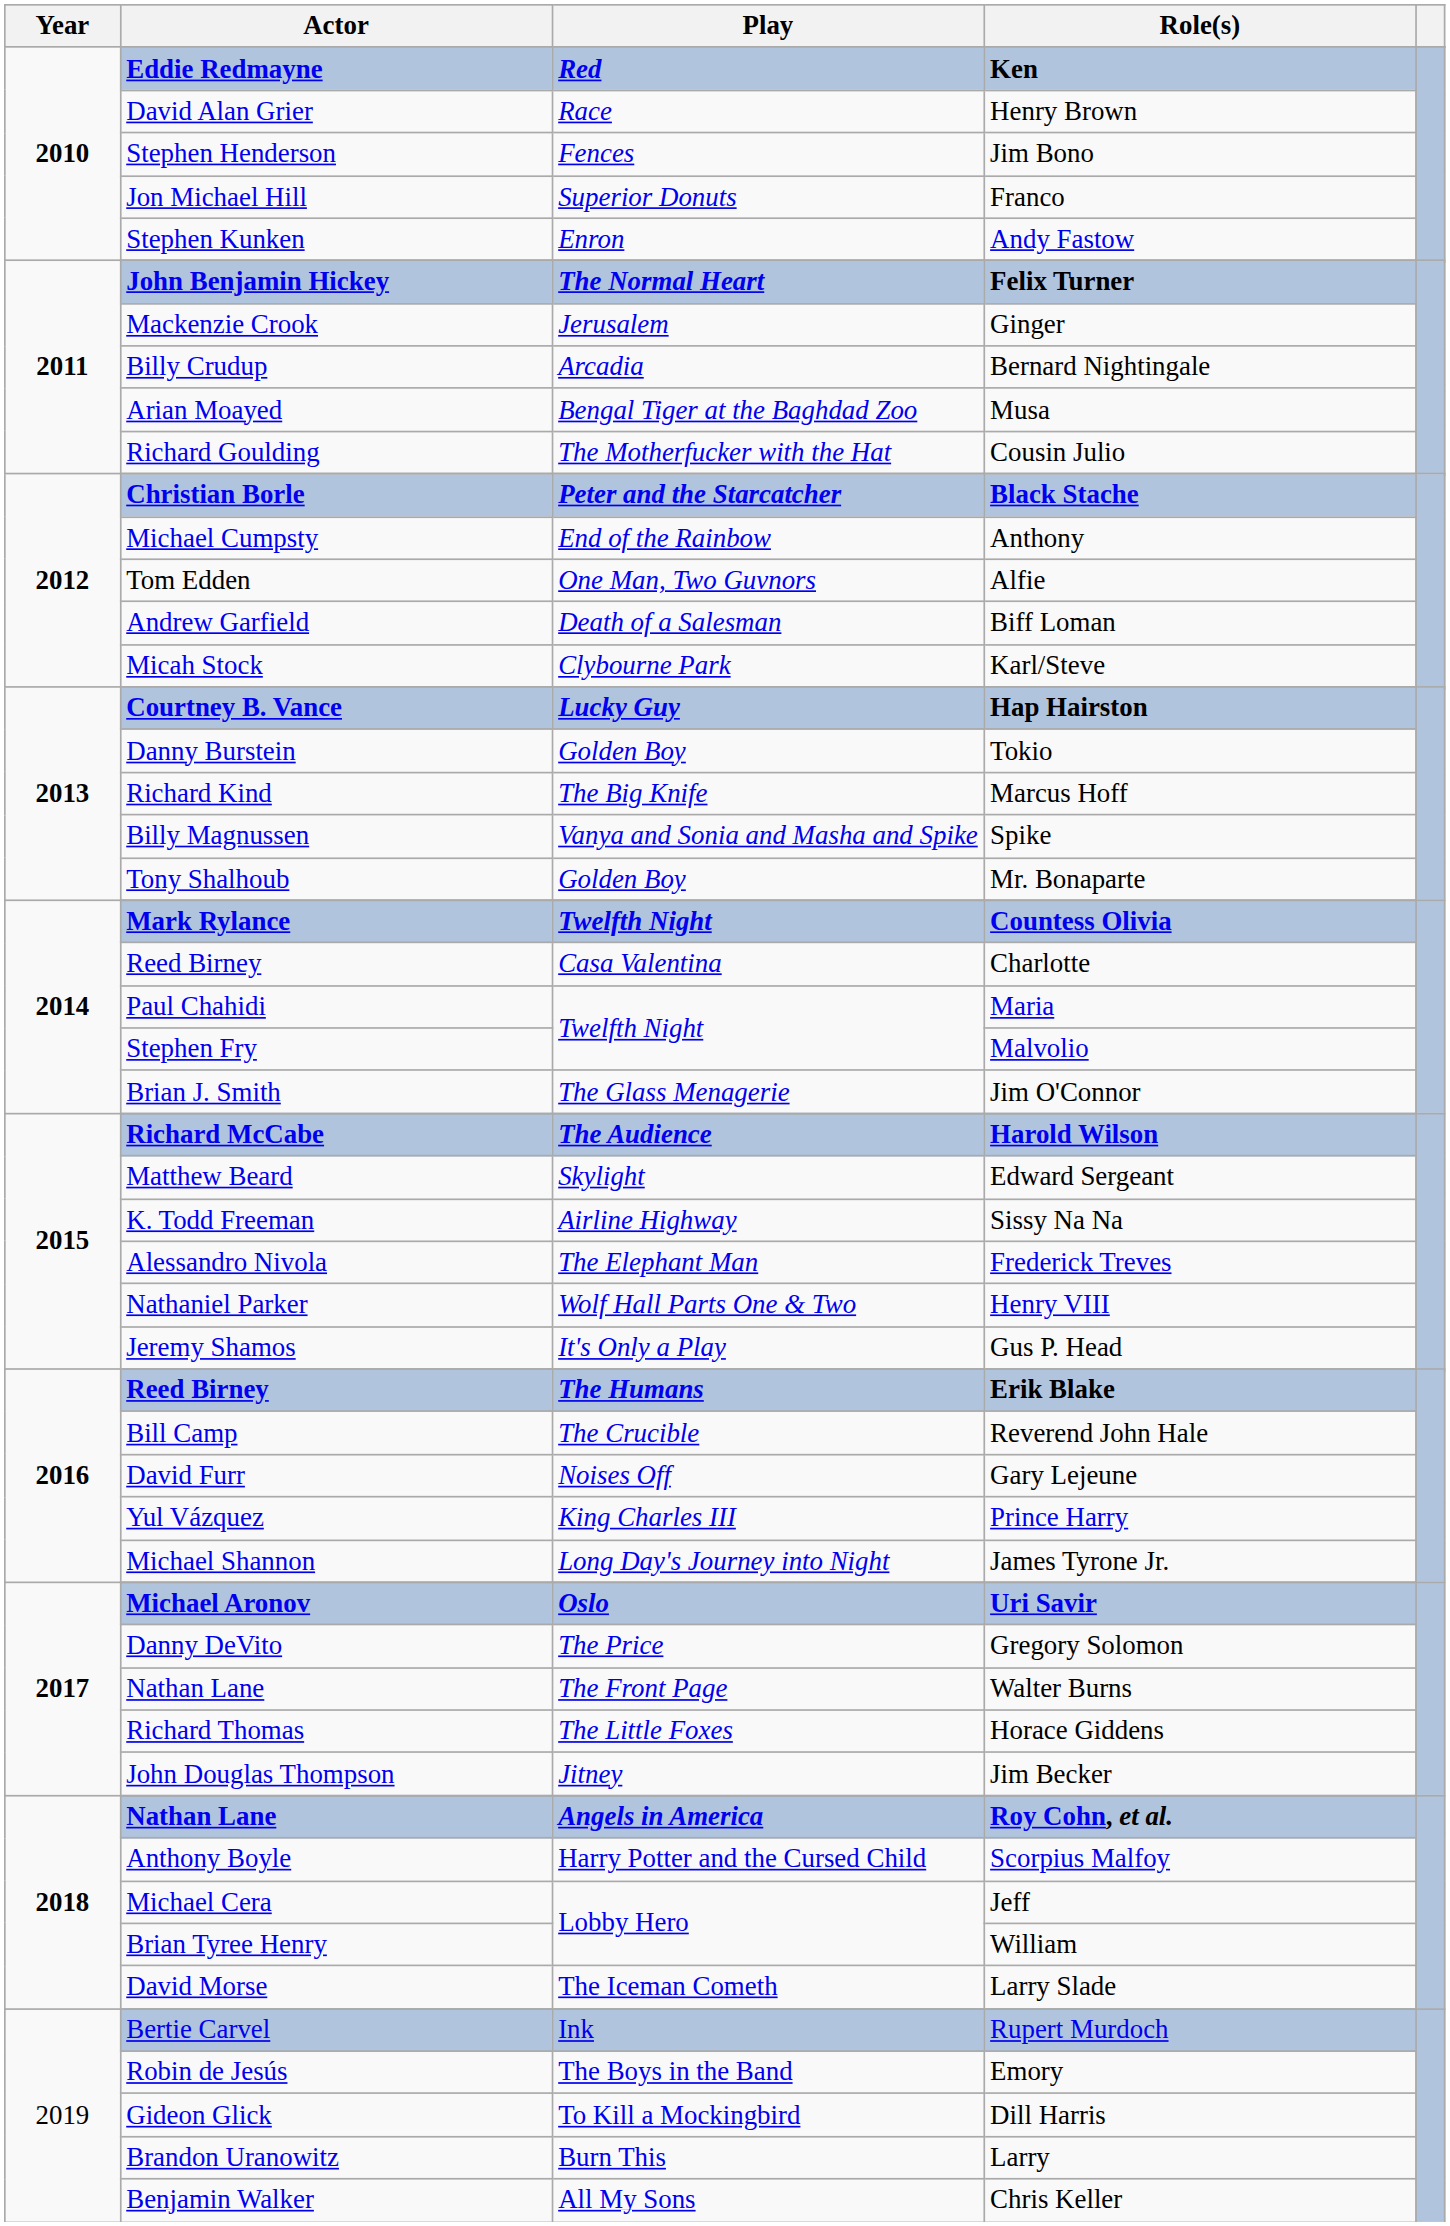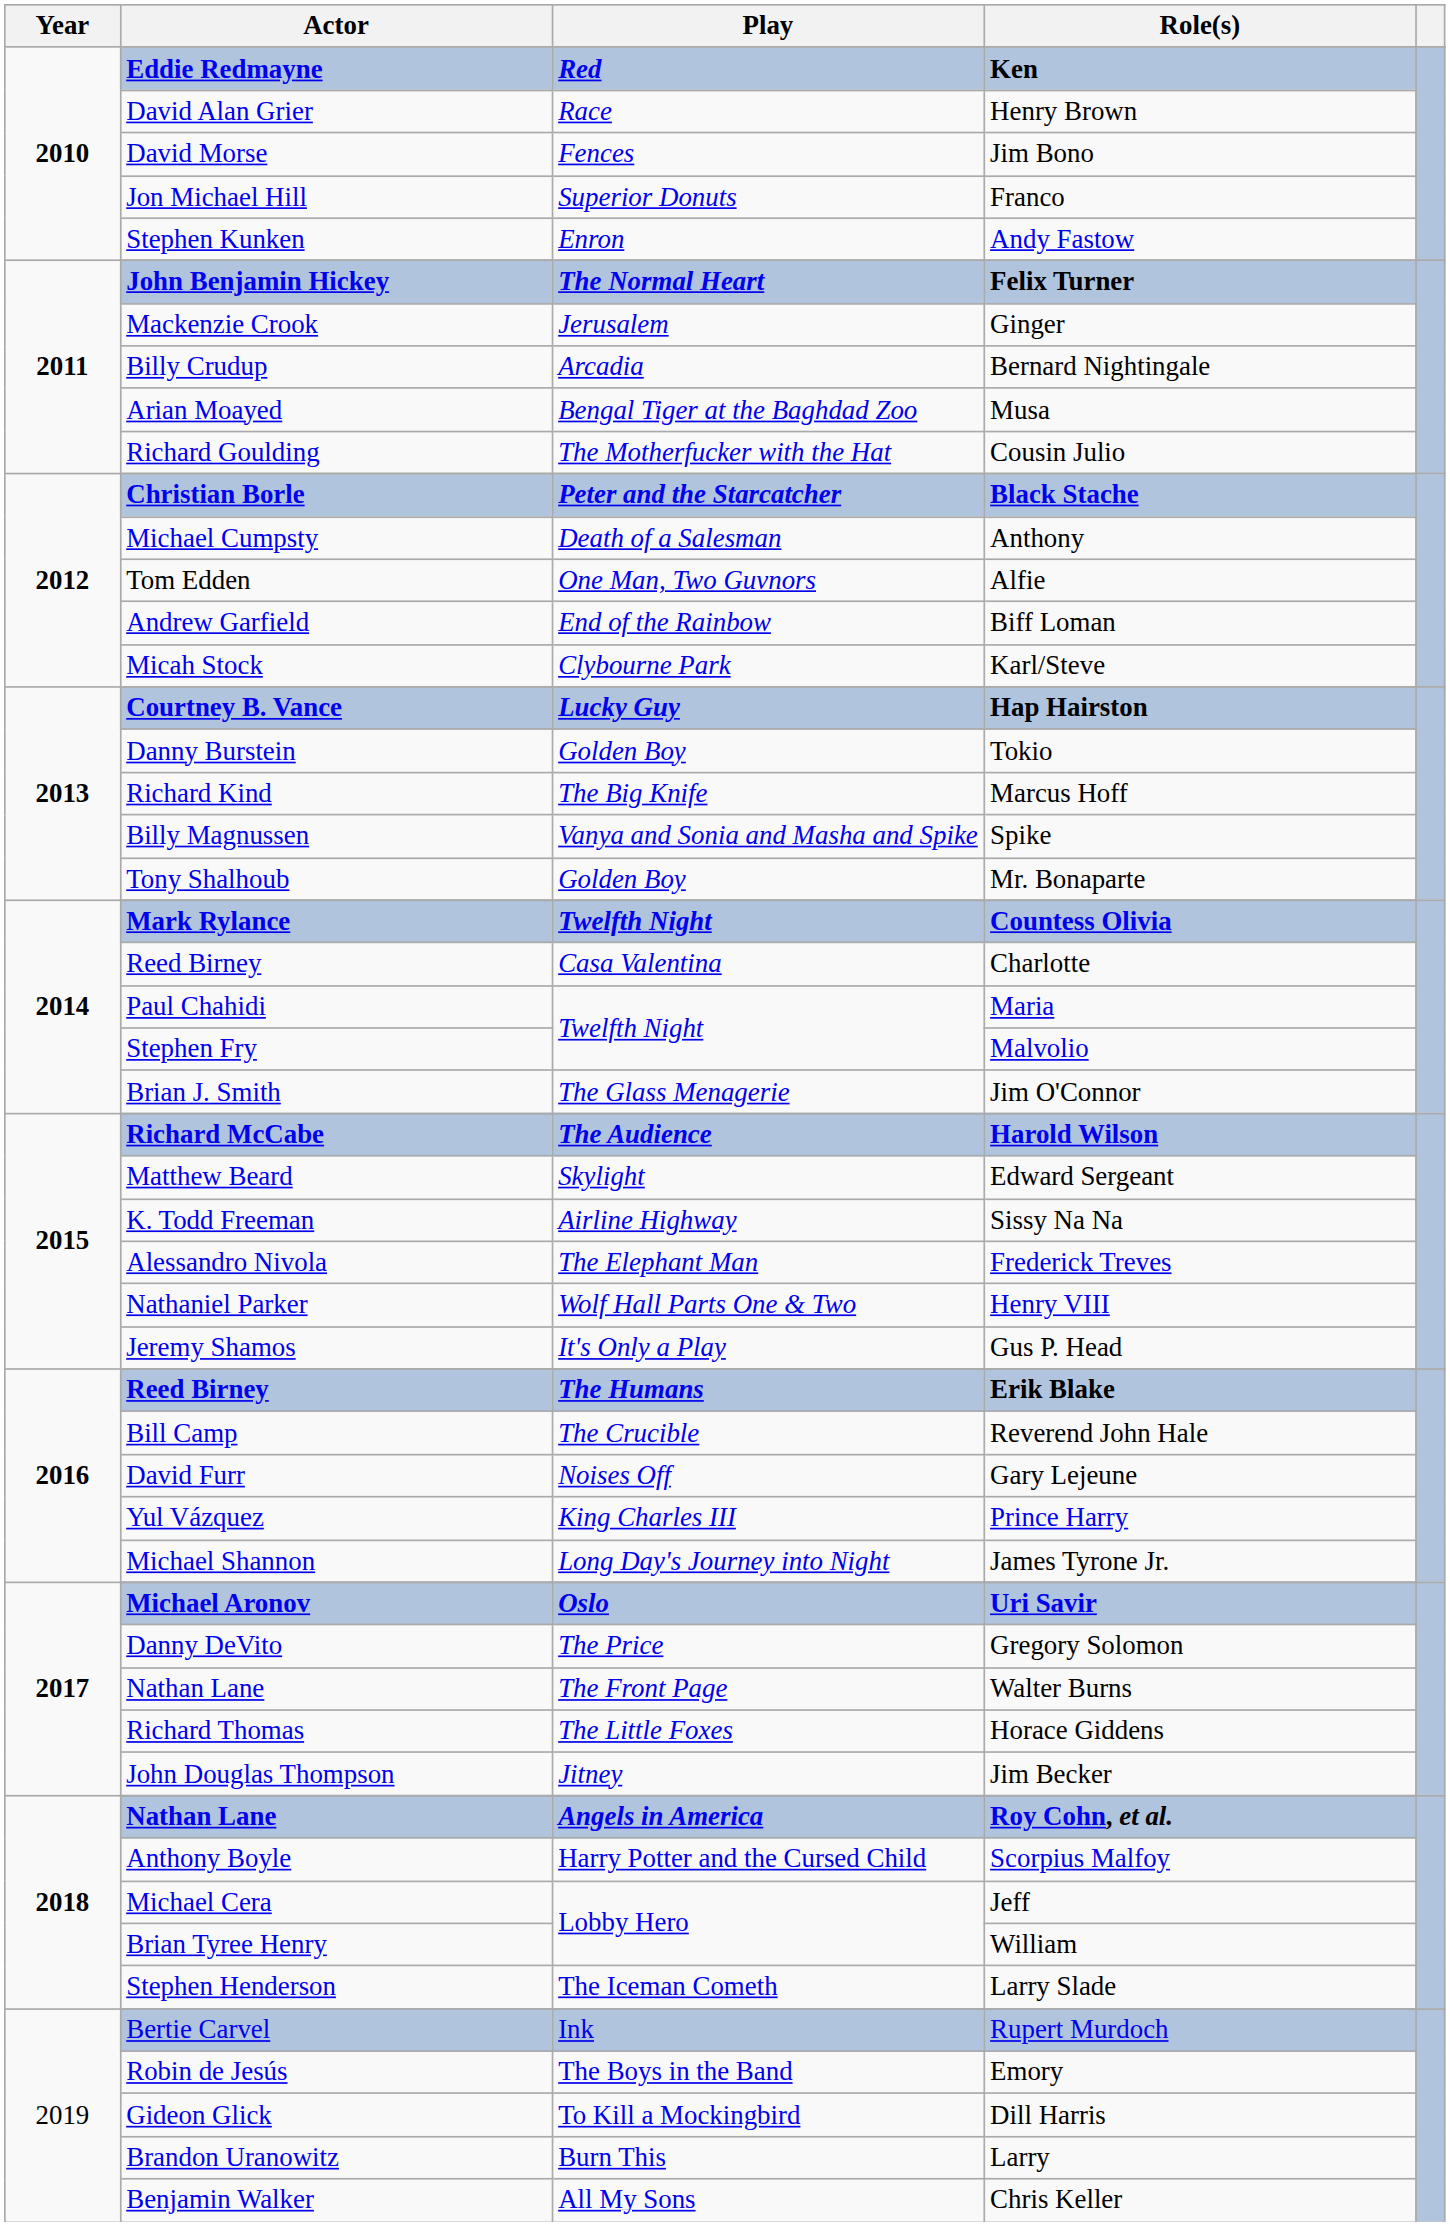(231, 153) Stephen Henderson -> (197, 153) David Morse
(665, 537) End of the Rainbow -> (670, 537) Death of a Salesman
(670, 622) Death of a Salesman -> (665, 622) End of the Rainbow
(197, 1986) David Morse -> (231, 1986) Stephen Henderson
